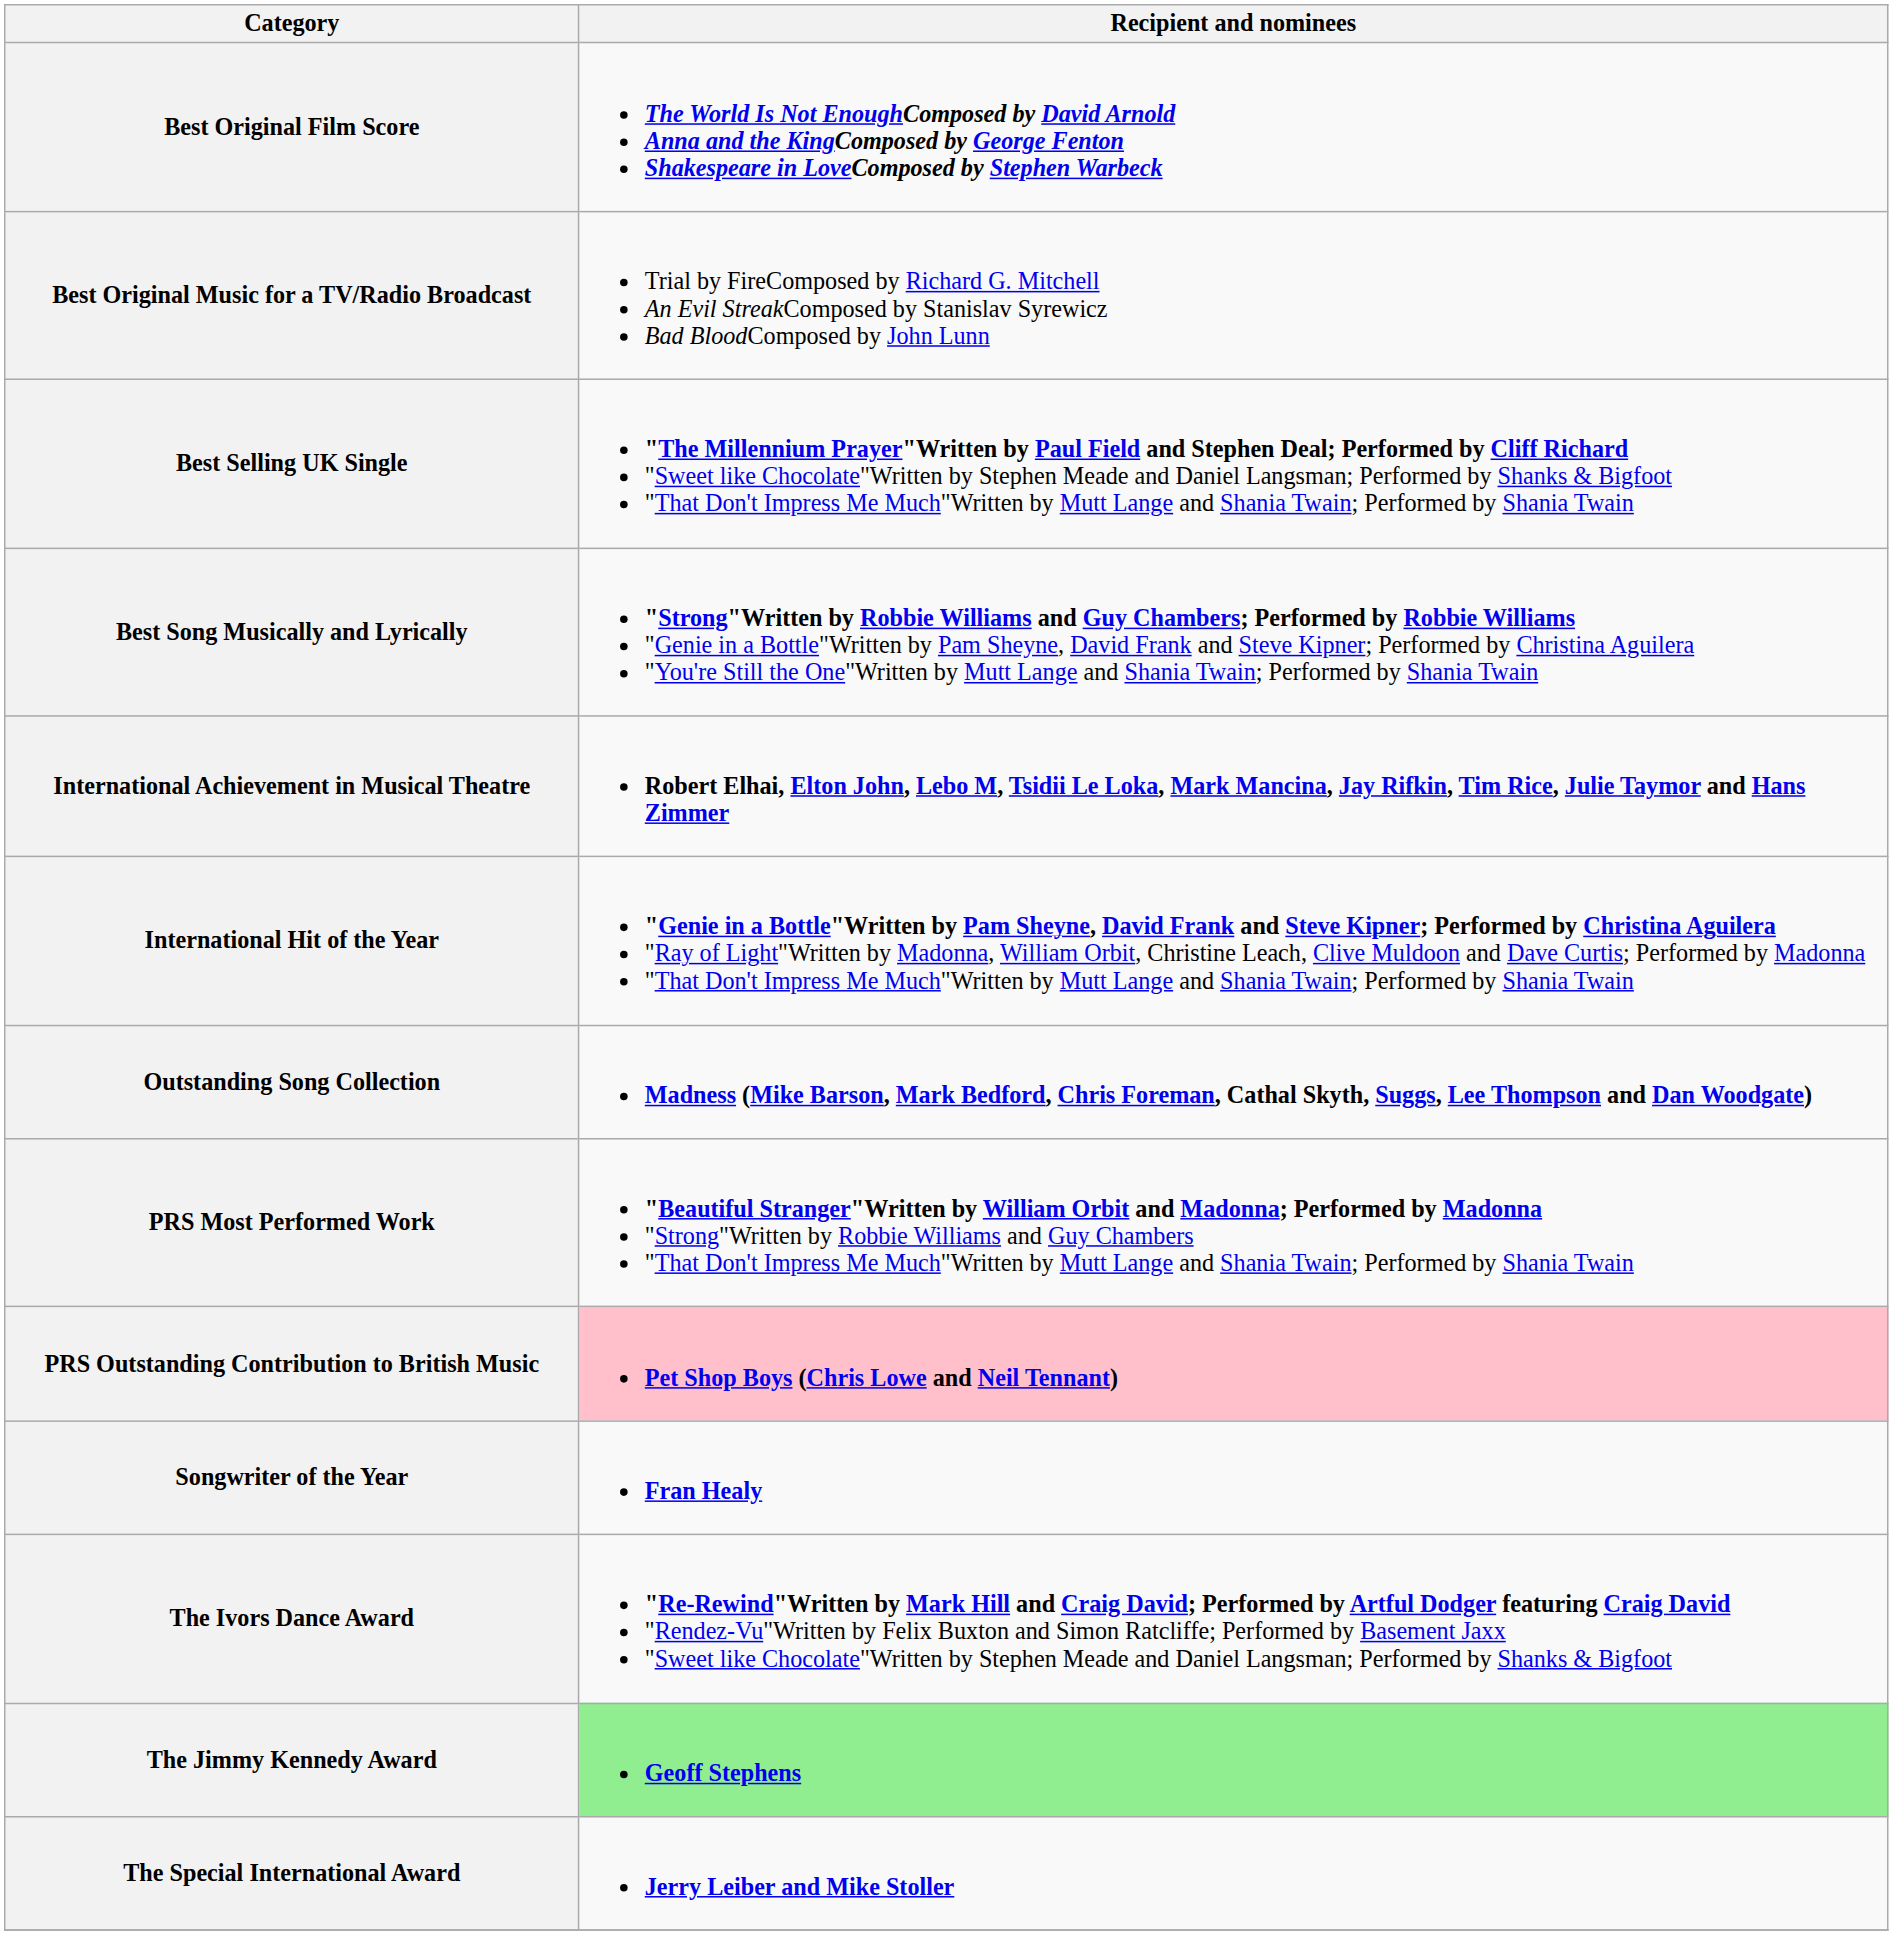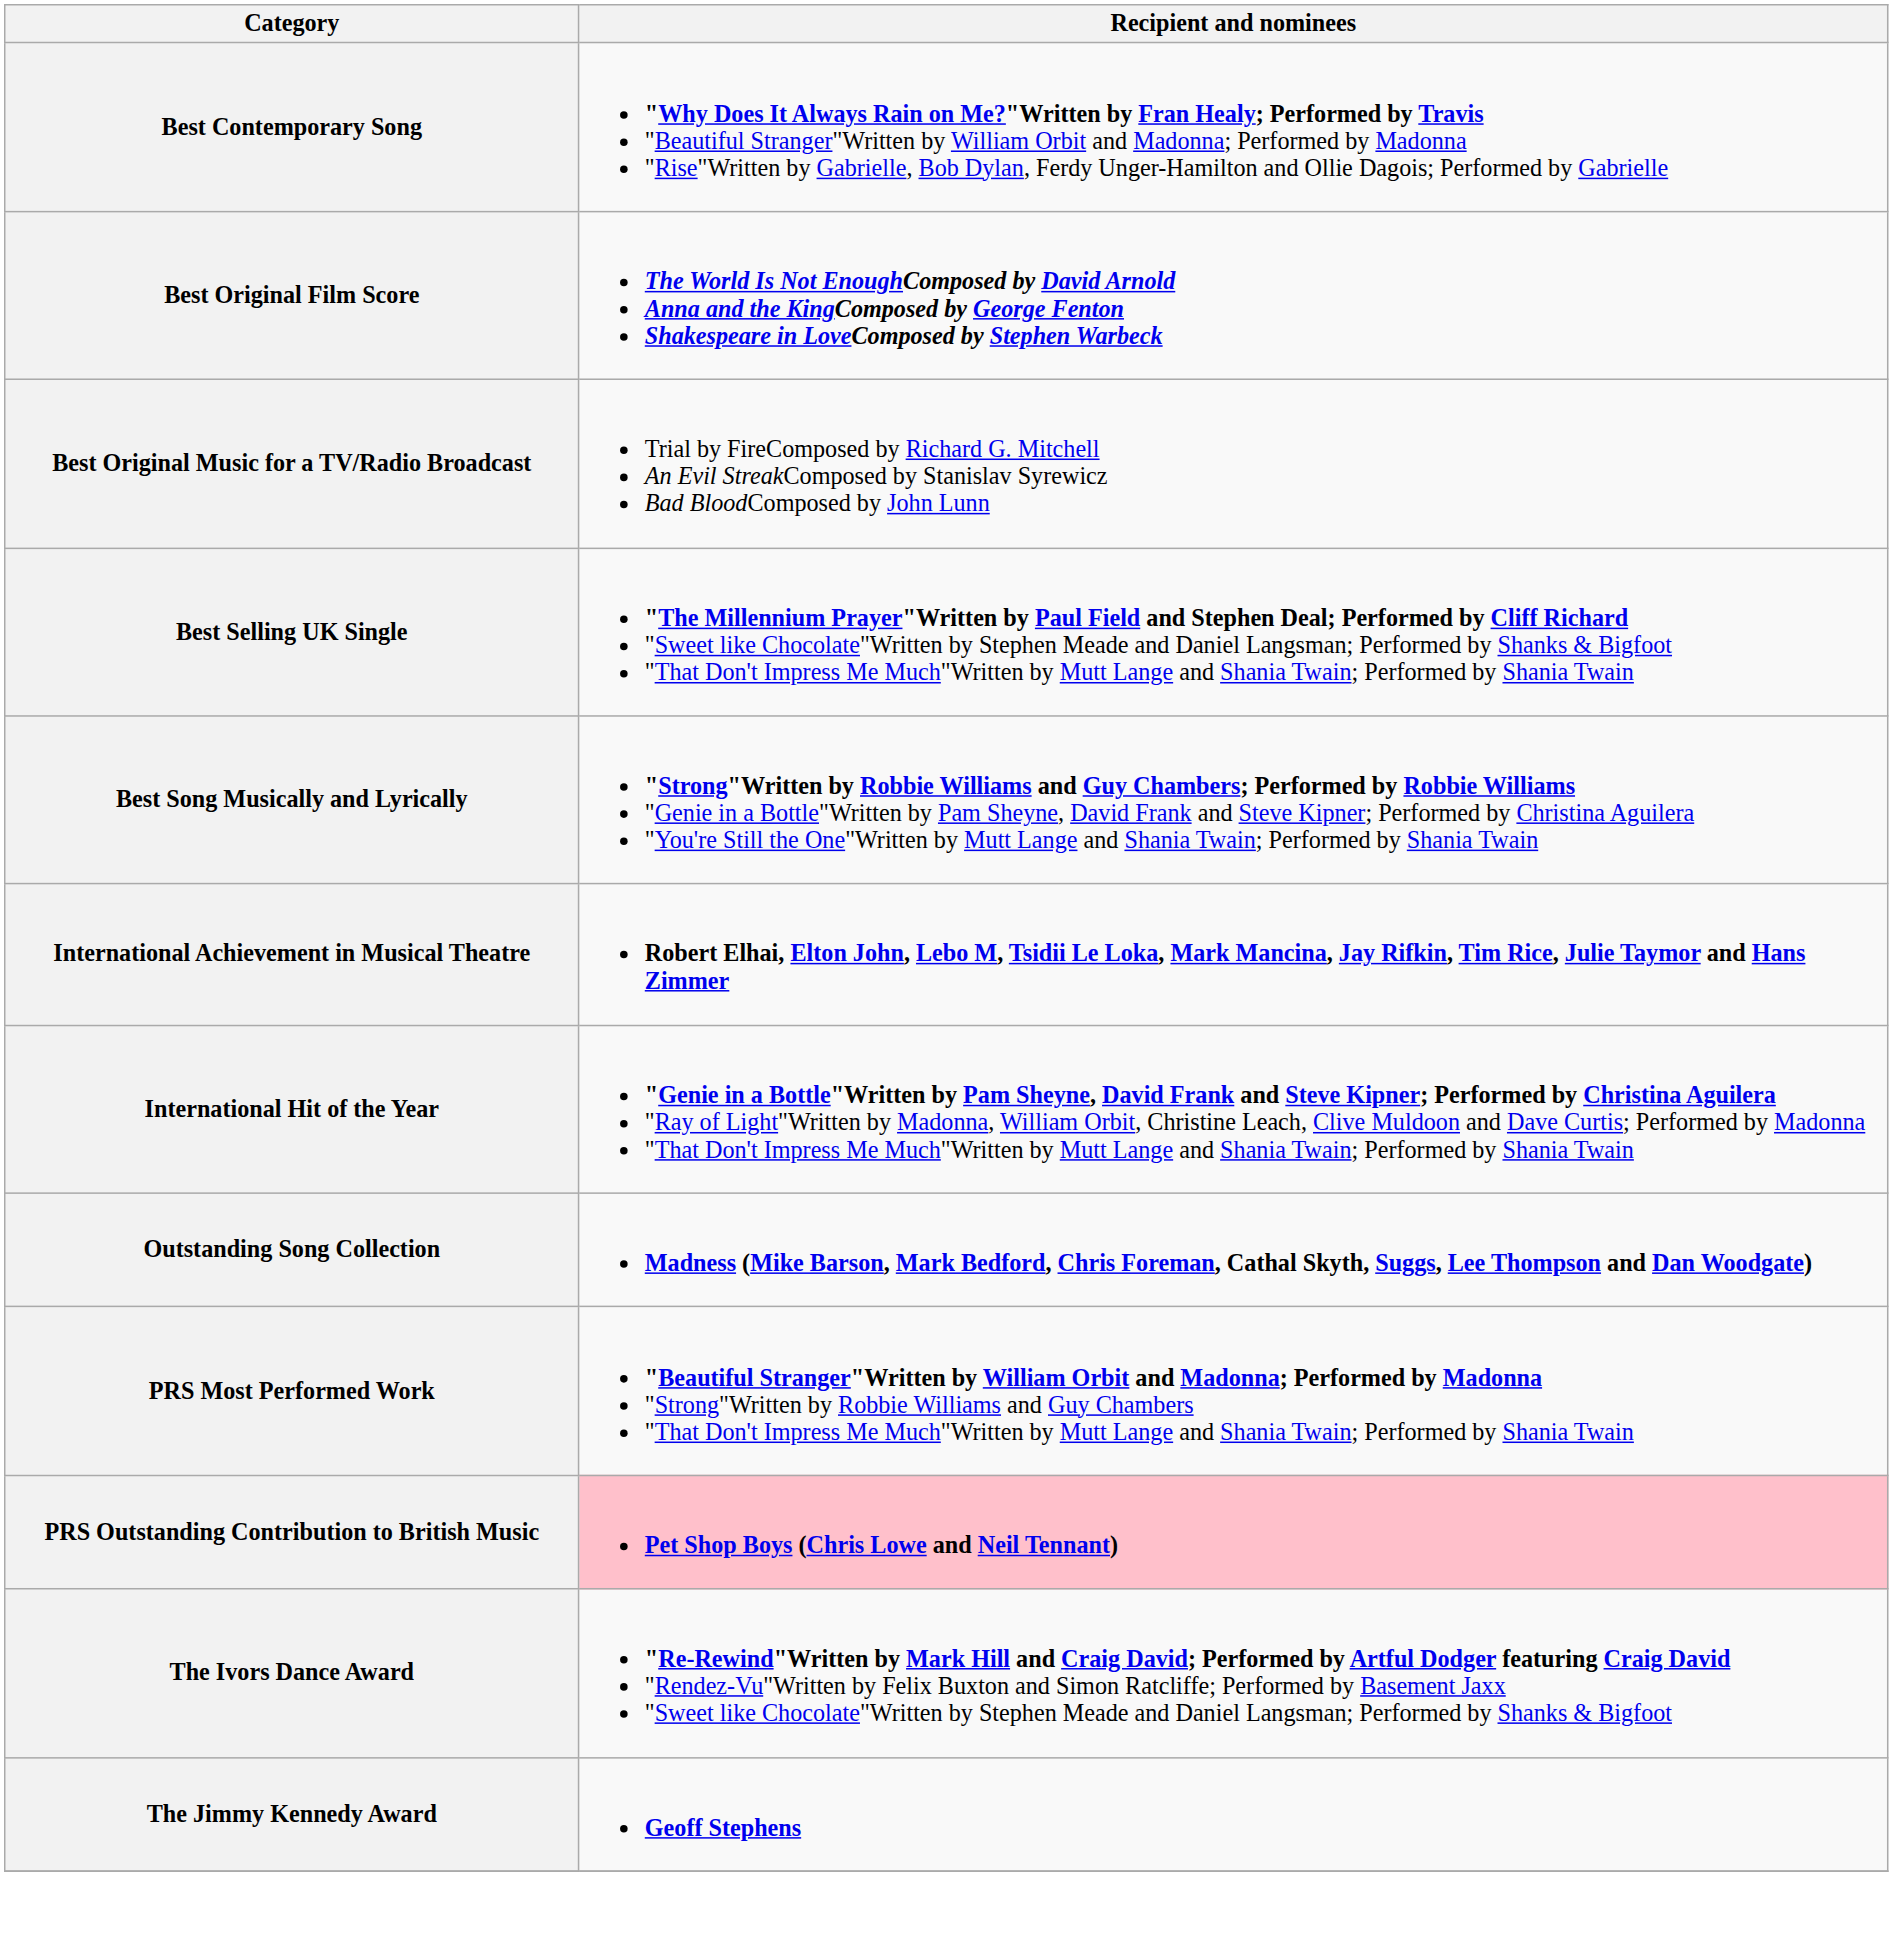+ row: (292, 126)
- row: (292, 1477)
(1233, 1773) lightgreen background -> (1233, 1828) no background
- row: (292, 1873)
